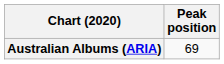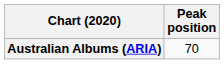(192, 48) 69 -> (192, 48) 70
